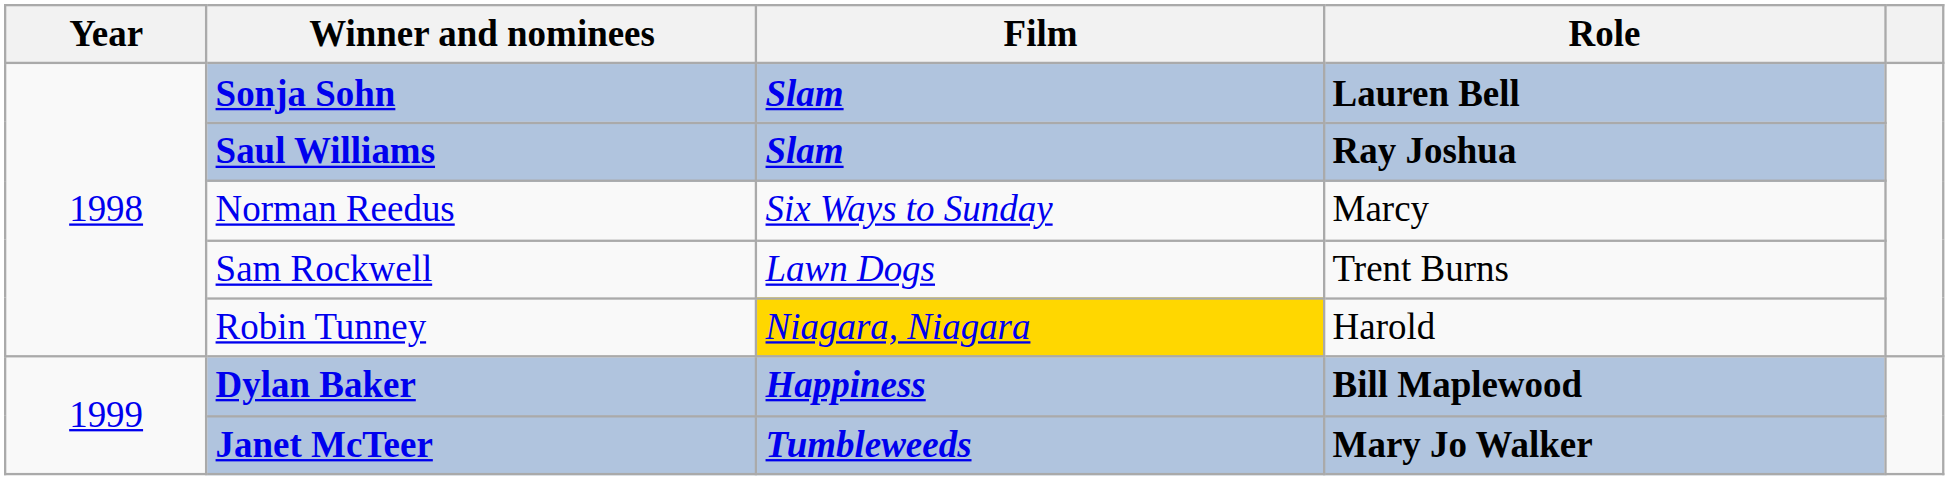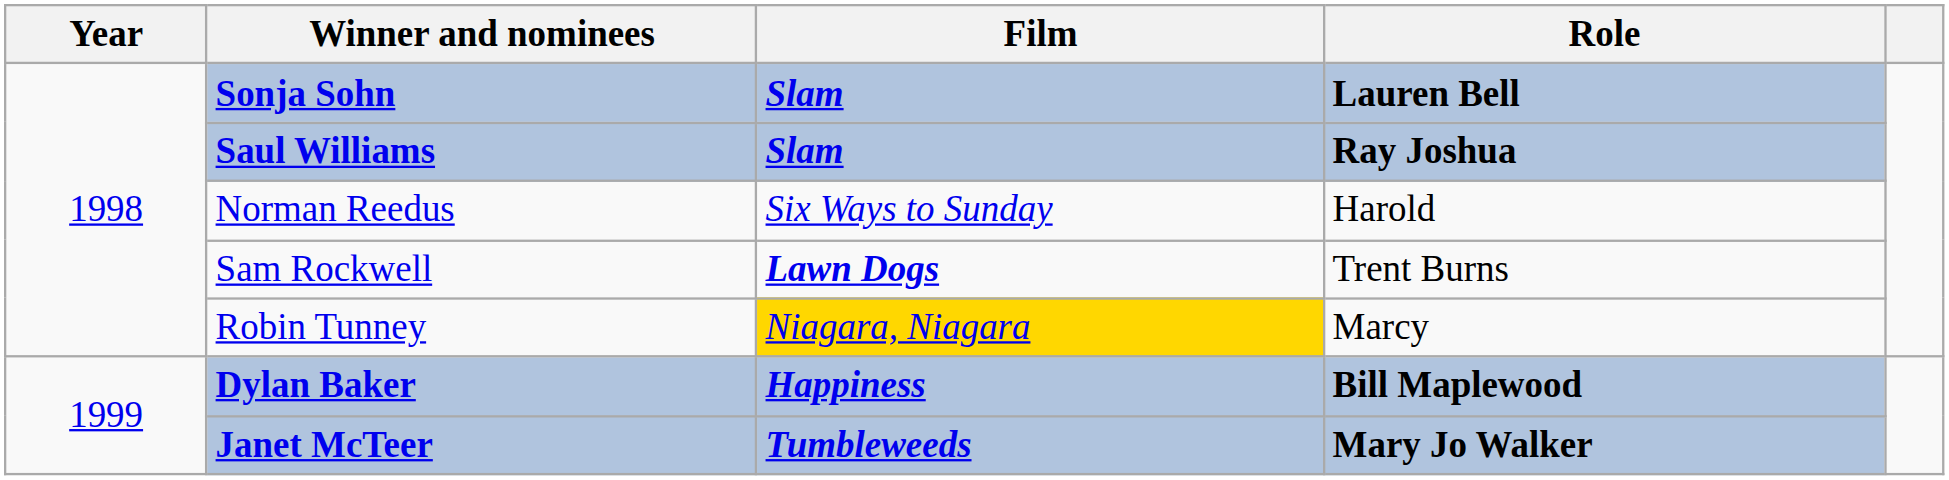(1381, 209) Marcy -> (1384, 209) Harold
(850, 268) normal -> (852, 268) bold
(1384, 326) Harold -> (1381, 326) Marcy
